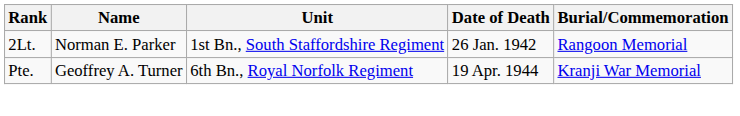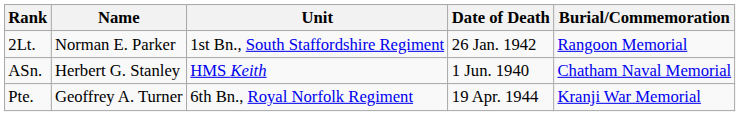+ row: (25, 70)
